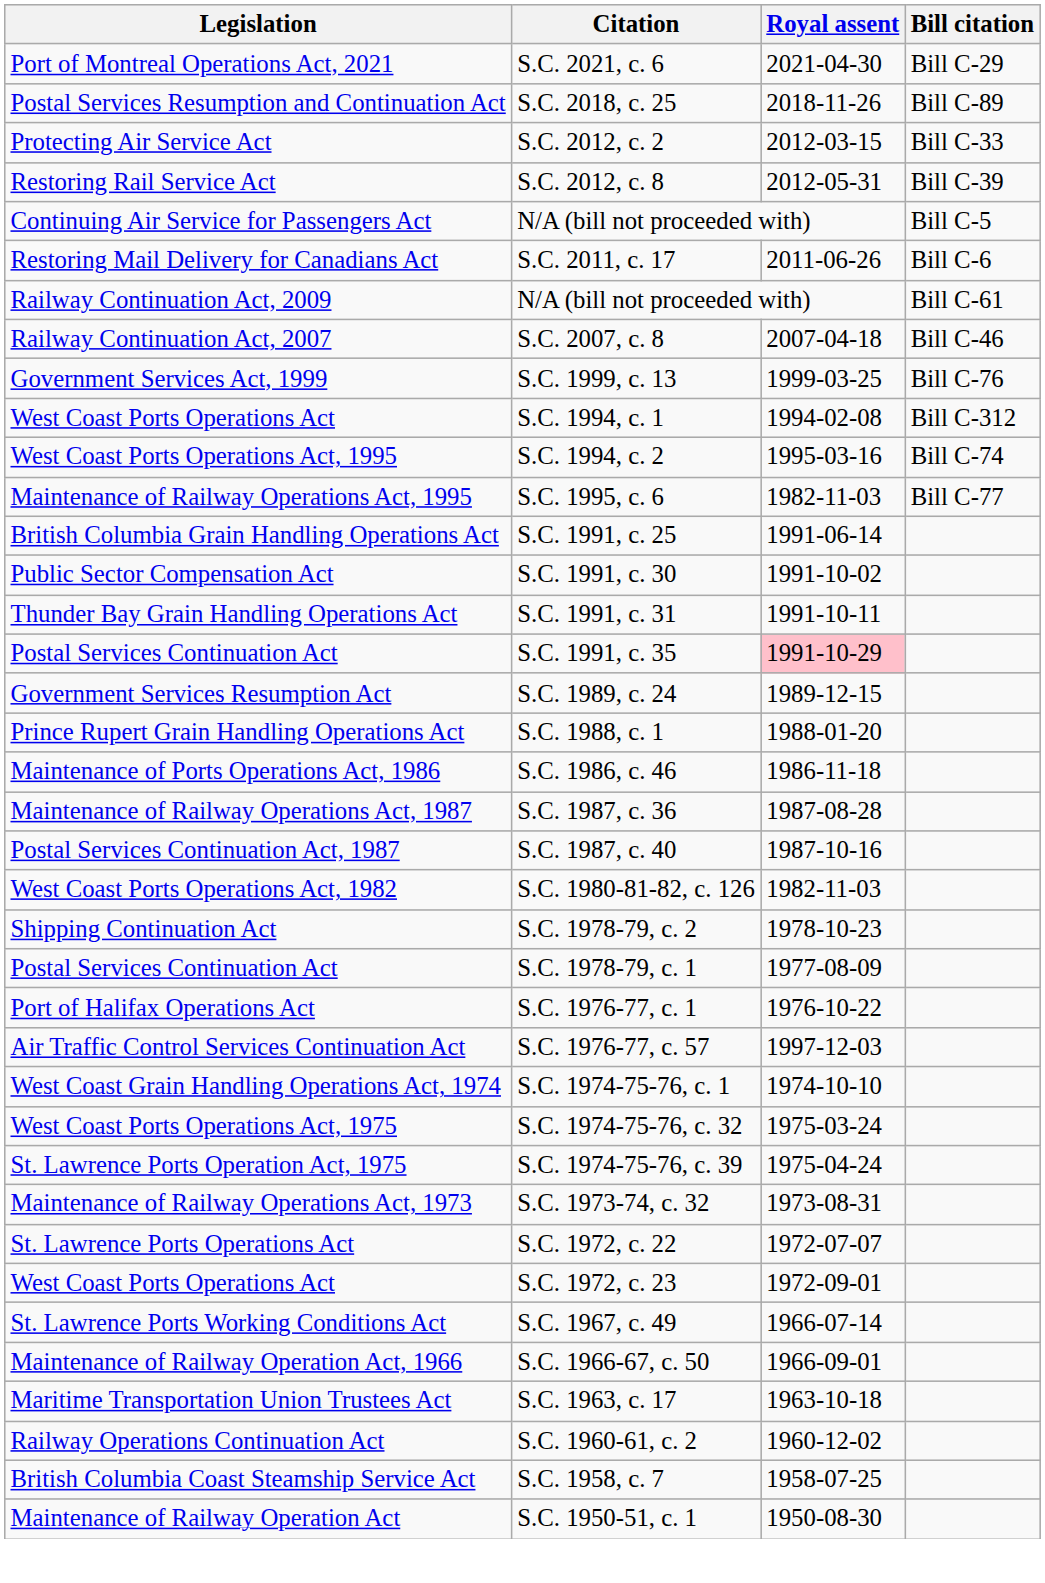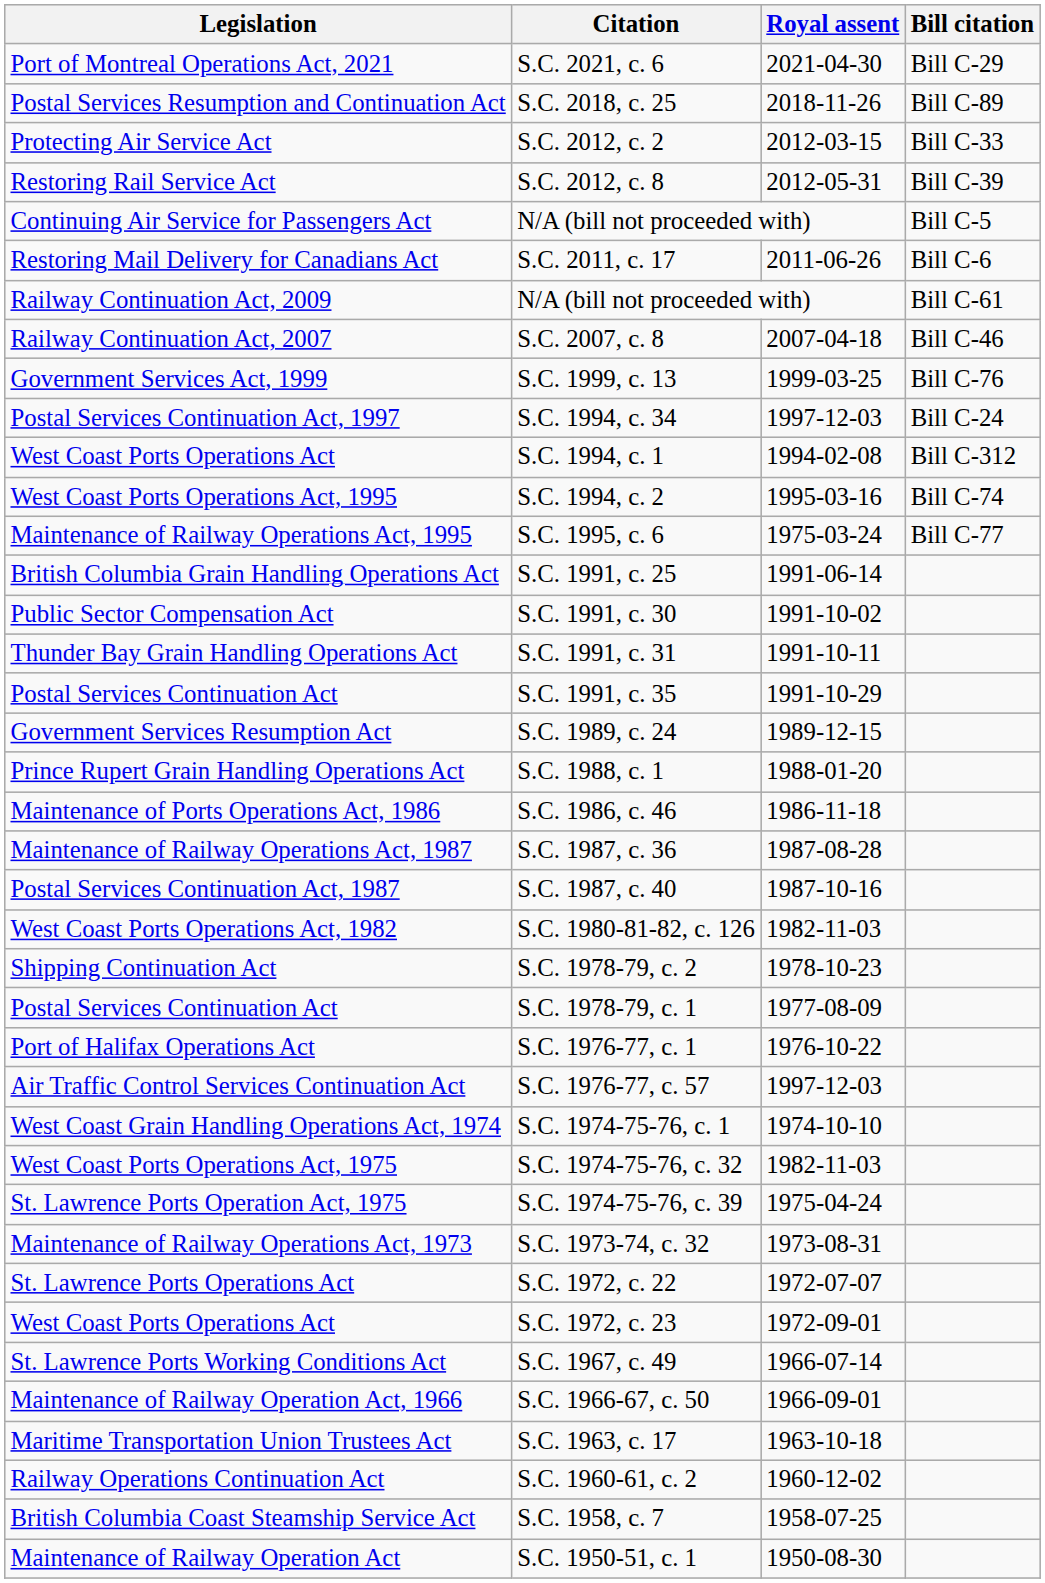+ row: (205, 417)
(824, 496) 1982-11-03 -> (824, 535) 1975-03-24
(824, 653) pink background -> (824, 692) no background
(824, 1125) 1975-03-24 -> (824, 1164) 1982-11-03
